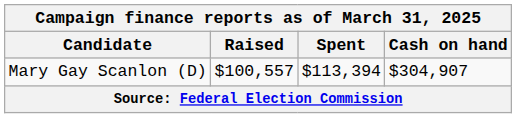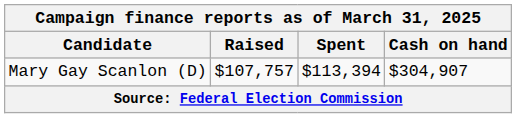(254, 72) $100,557 -> (254, 72) $107,757
